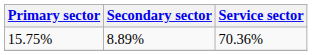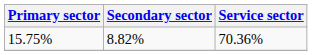(125, 38) 8.89% -> (125, 38) 8.82%
